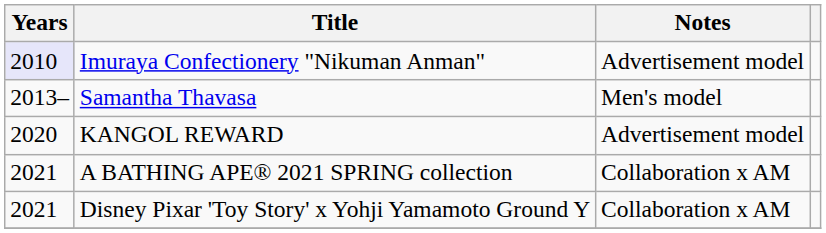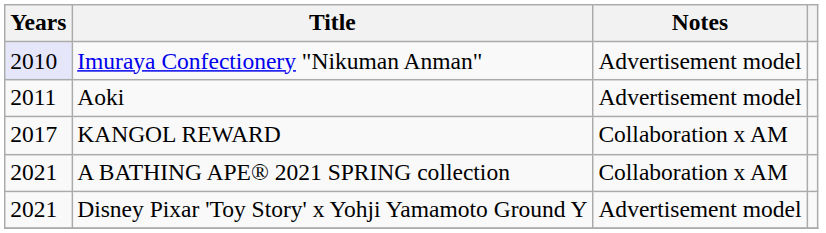+ row: (101, 97)
- row: (168, 97)
(34, 135) 2020 -> (34, 135) 2017
(703, 135) Advertisement model -> (693, 135) Collaboration x AM
(696, 209) Collaboration x AM -> (700, 209) Advertisement model
